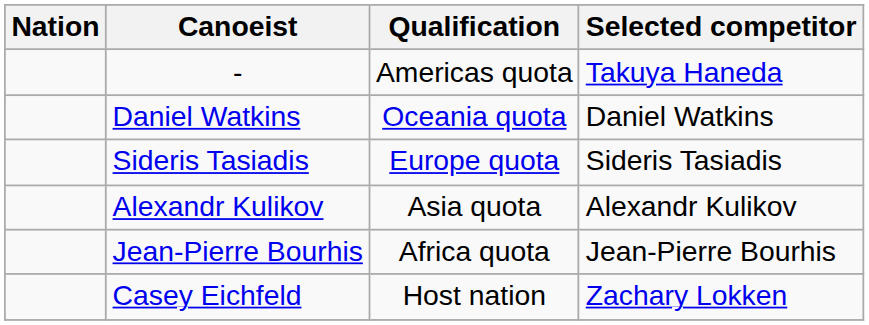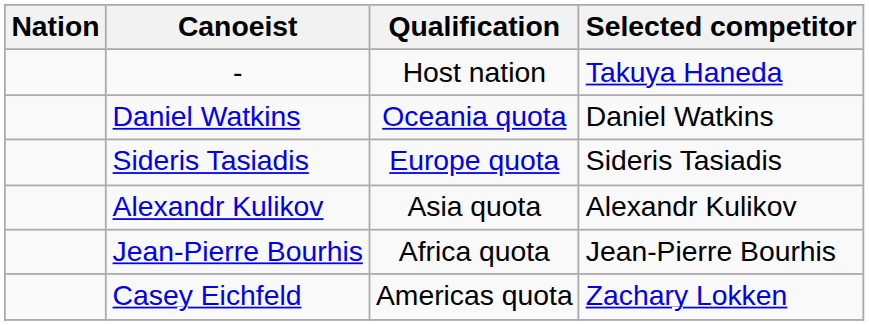(474, 71) Americas quota -> (474, 71) Host nation
(474, 296) Host nation -> (474, 296) Americas quota
